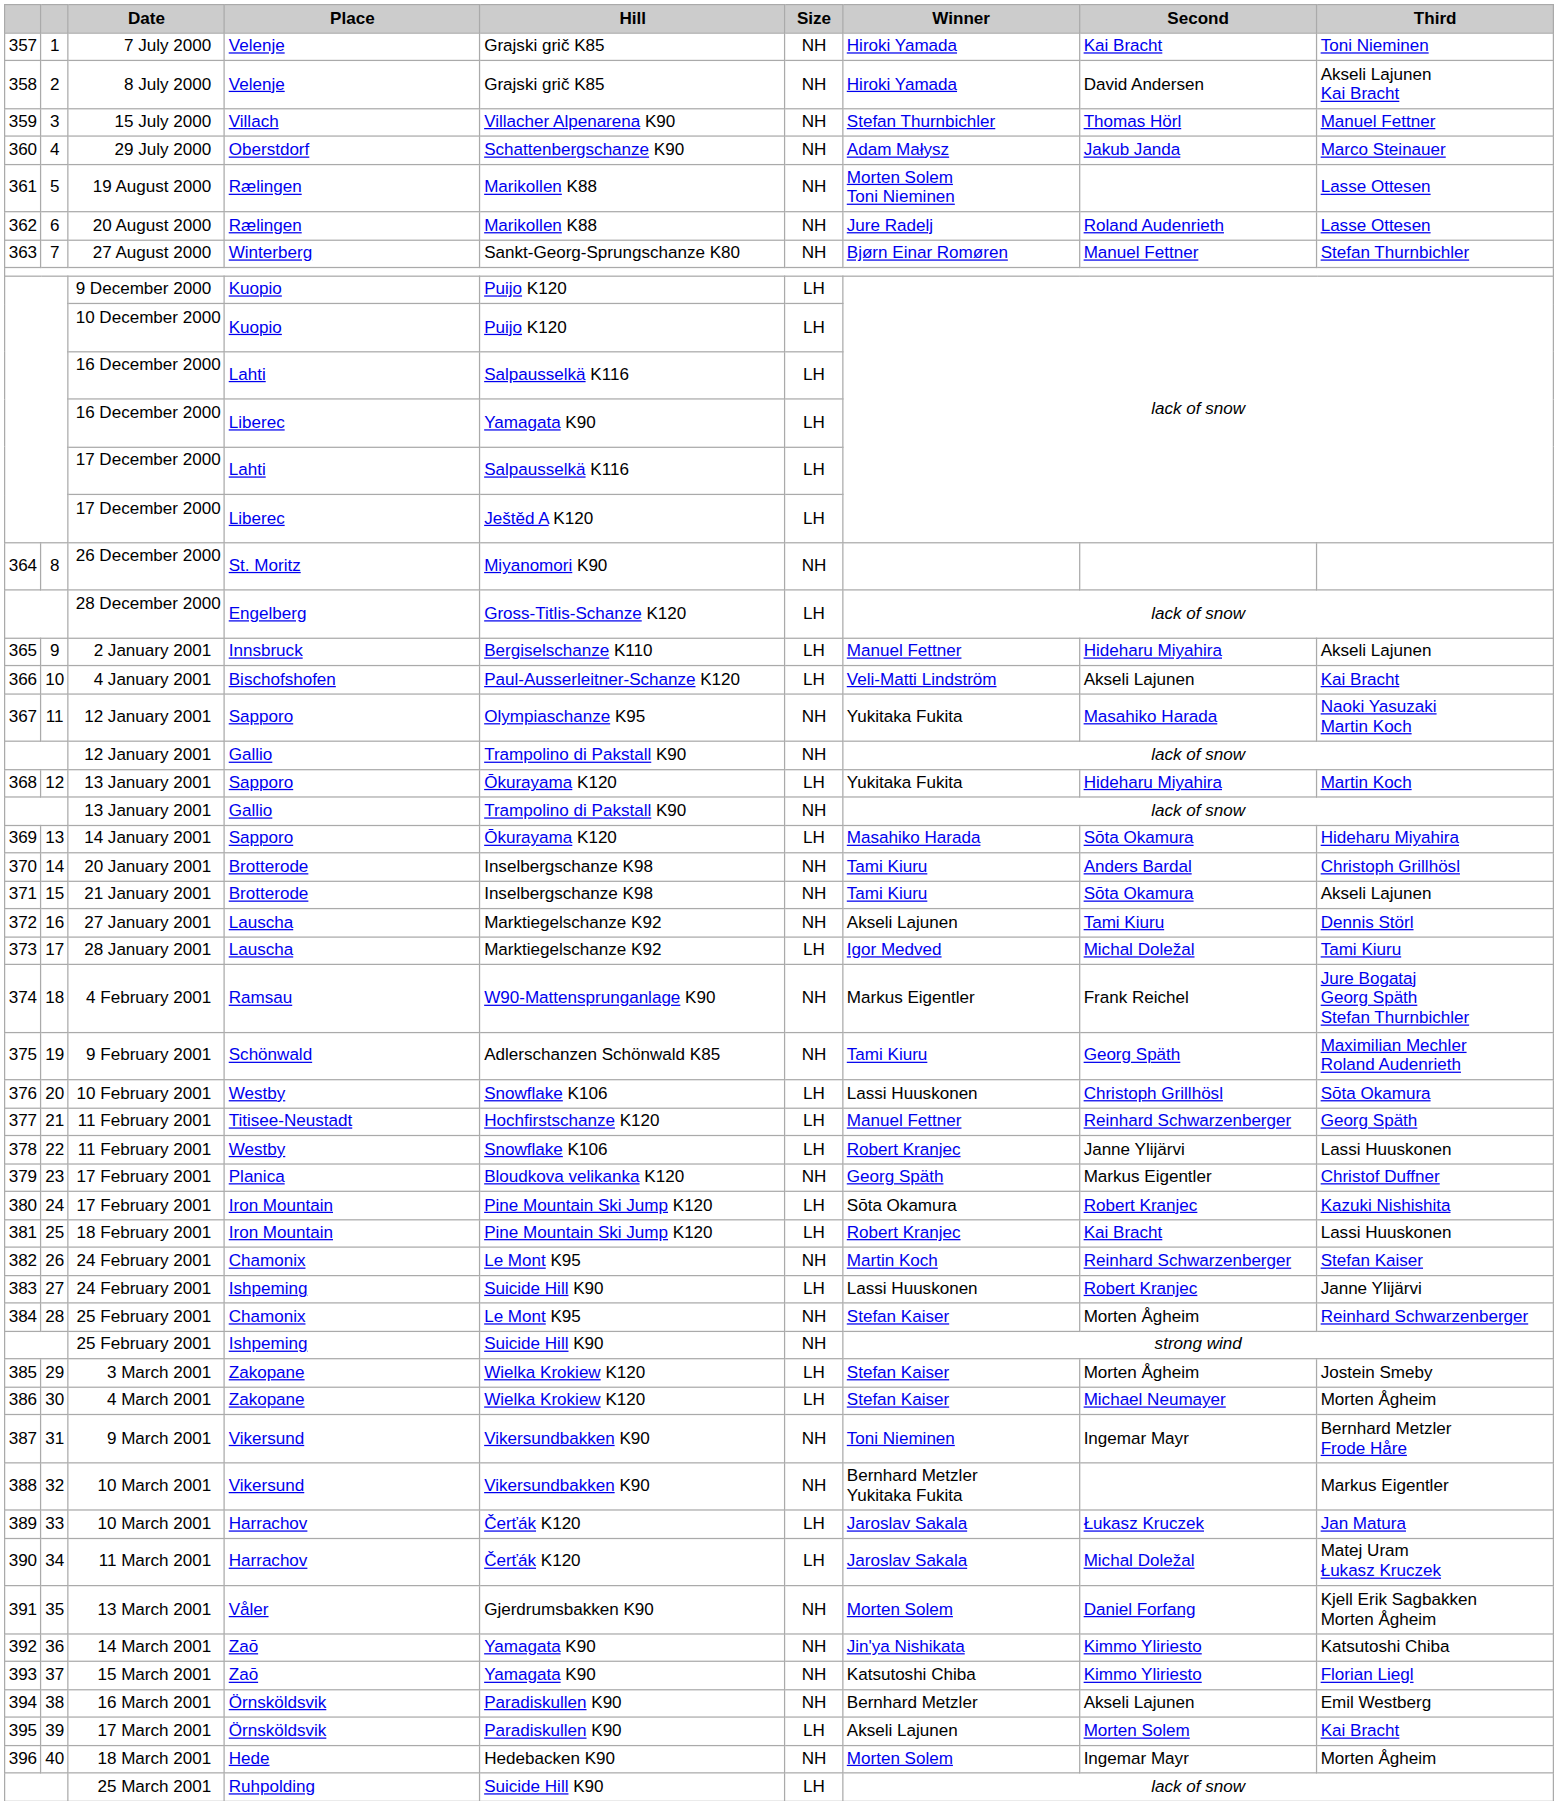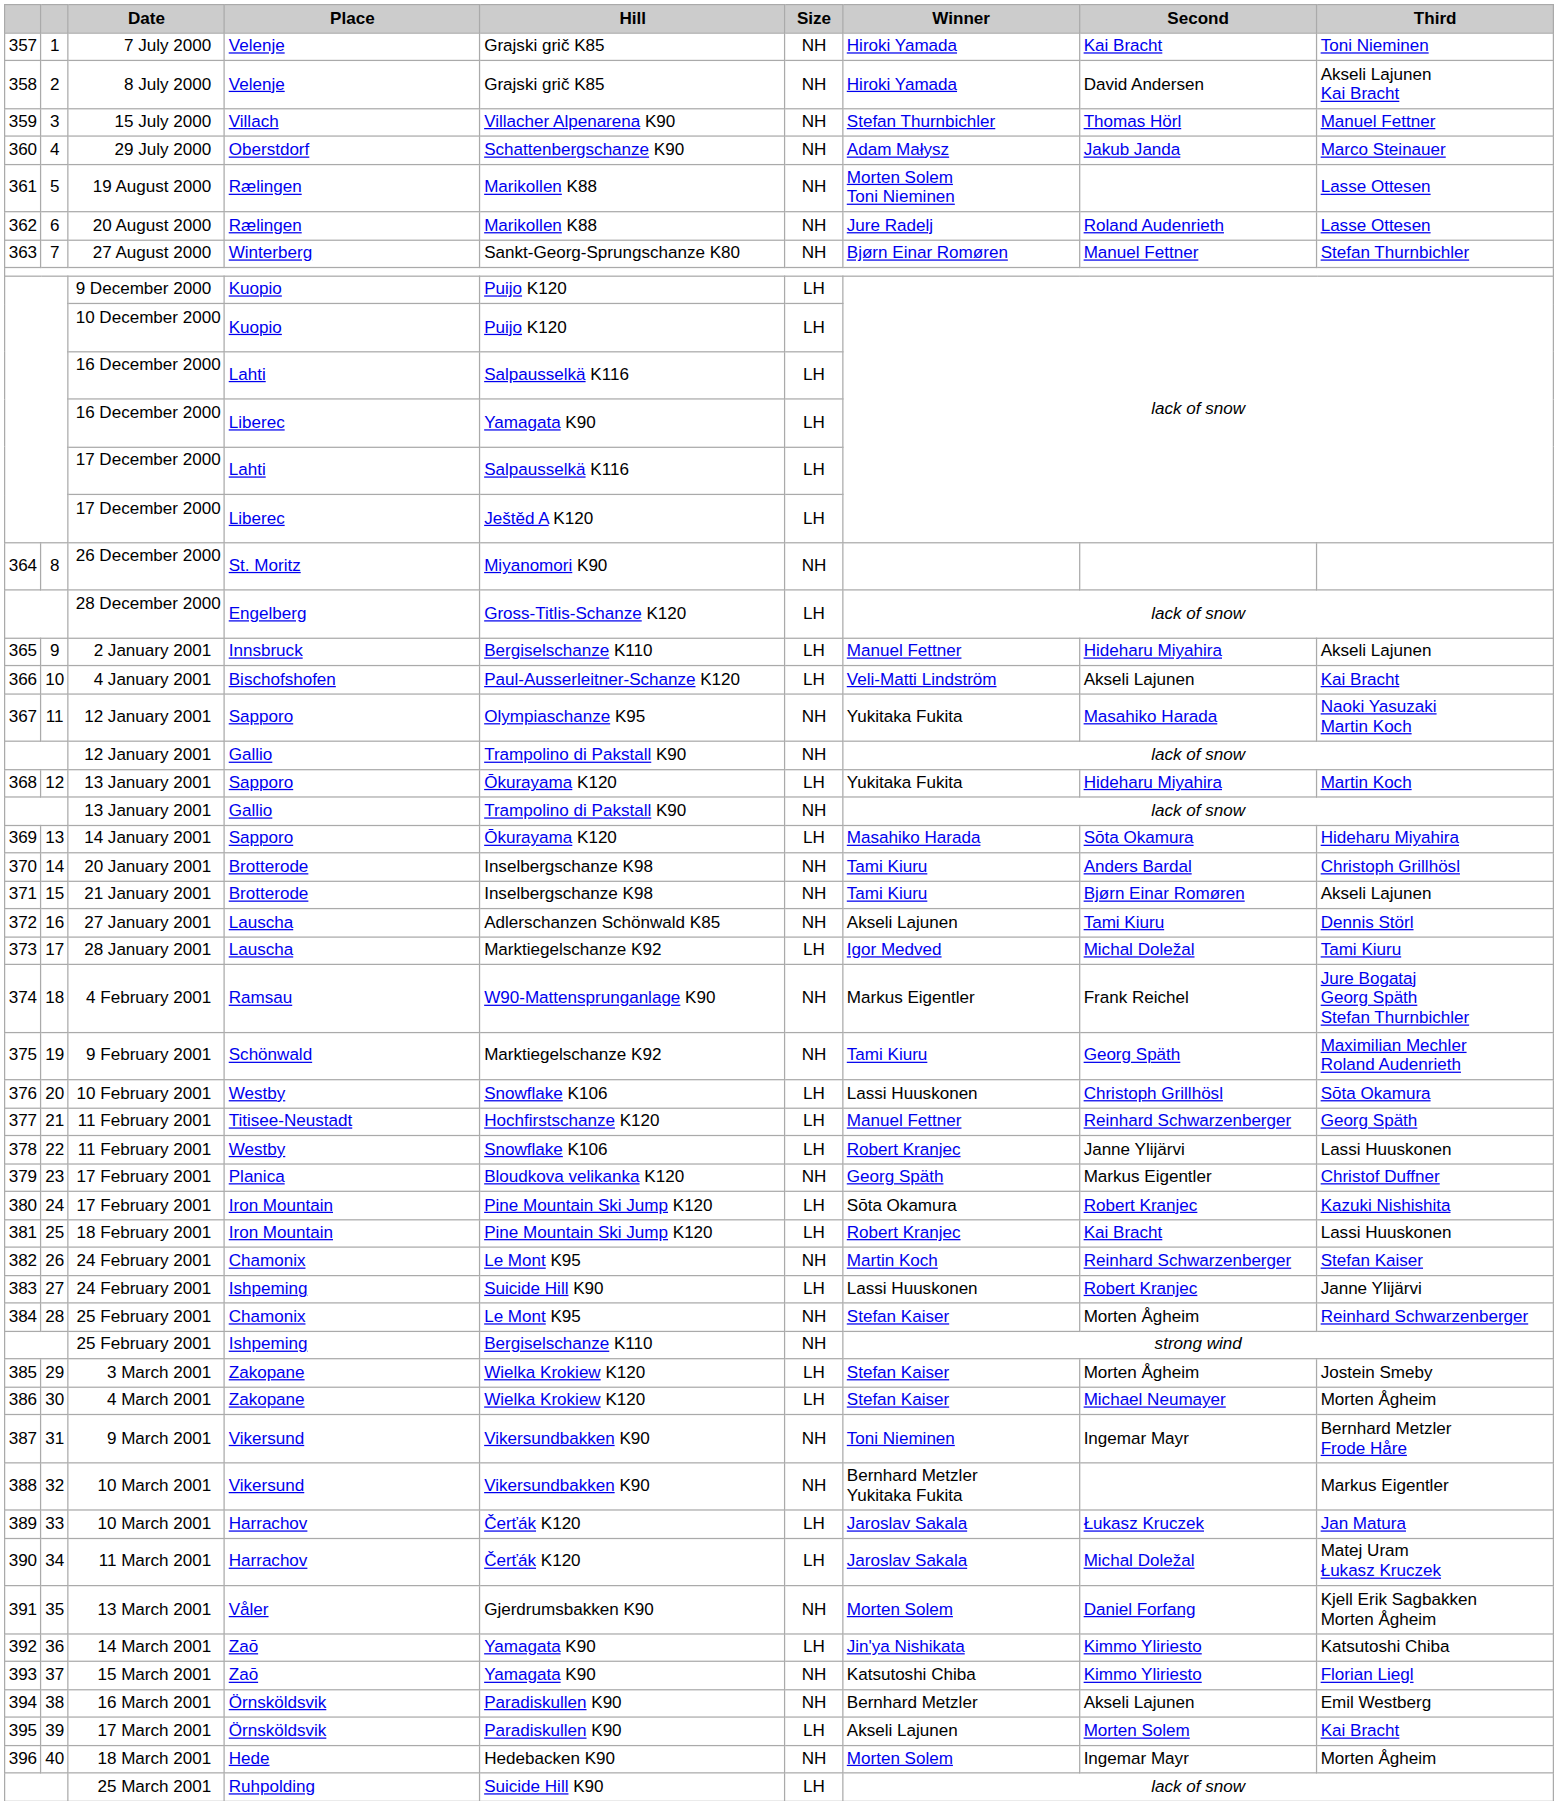(1139, 894) Sōta Okamura -> (1164, 894) Bjørn Einar Romøren
(573, 922) Marktiegelschanze K92 -> (602, 922) Adlerschanzen Schönwald K85
(602, 1055) Adlerschanzen Schönwald K85 -> (573, 1055) Marktiegelschanze K92
(544, 1344) Suicide Hill K90 -> (568, 1344) Bergiselschanze K110
(814, 1646) NH -> (814, 1646) LH
